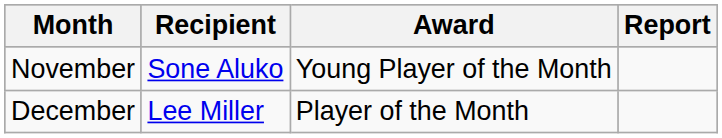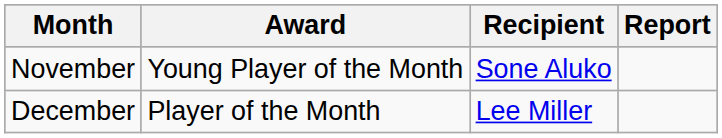columns swapped: (215, 25) <-> (454, 25)
